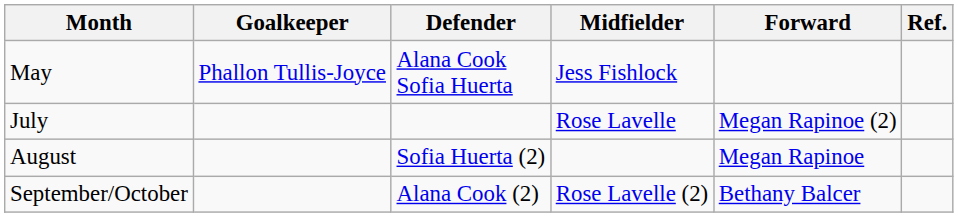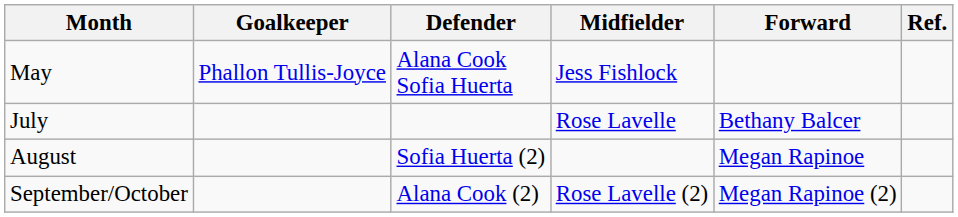(808, 120) Megan Rapinoe (2) -> (790, 120) Bethany Balcer
(790, 193) Bethany Balcer -> (808, 193) Megan Rapinoe (2)
